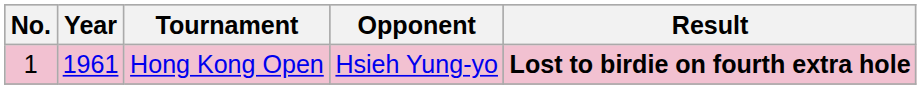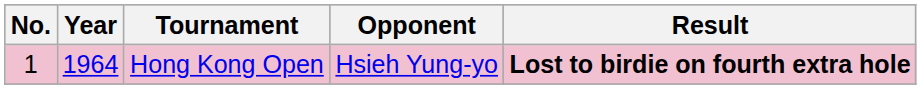(91, 65) 1961 -> (91, 65) 1964
